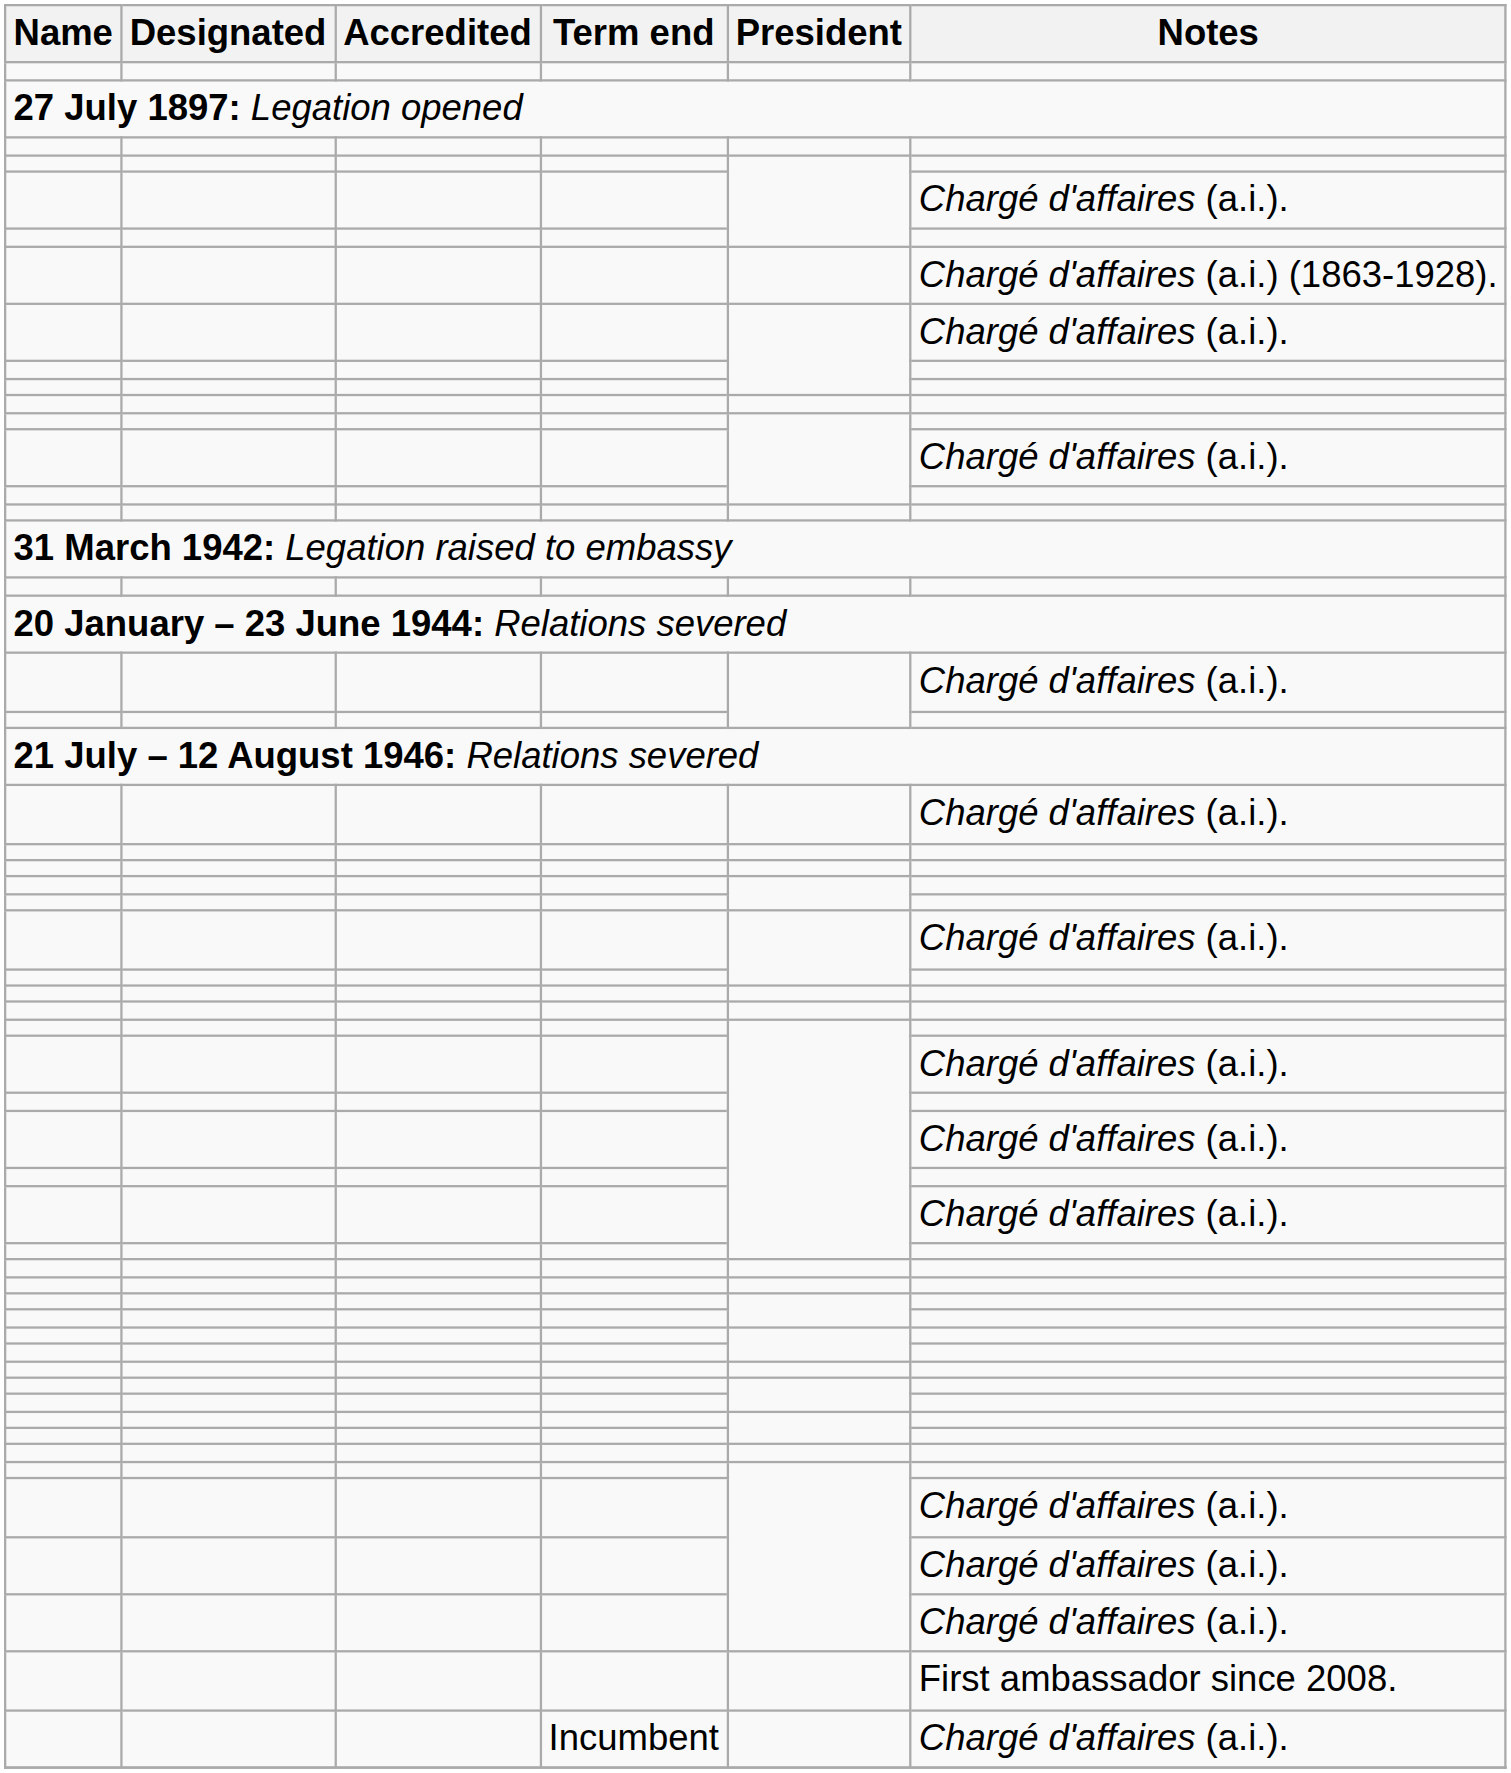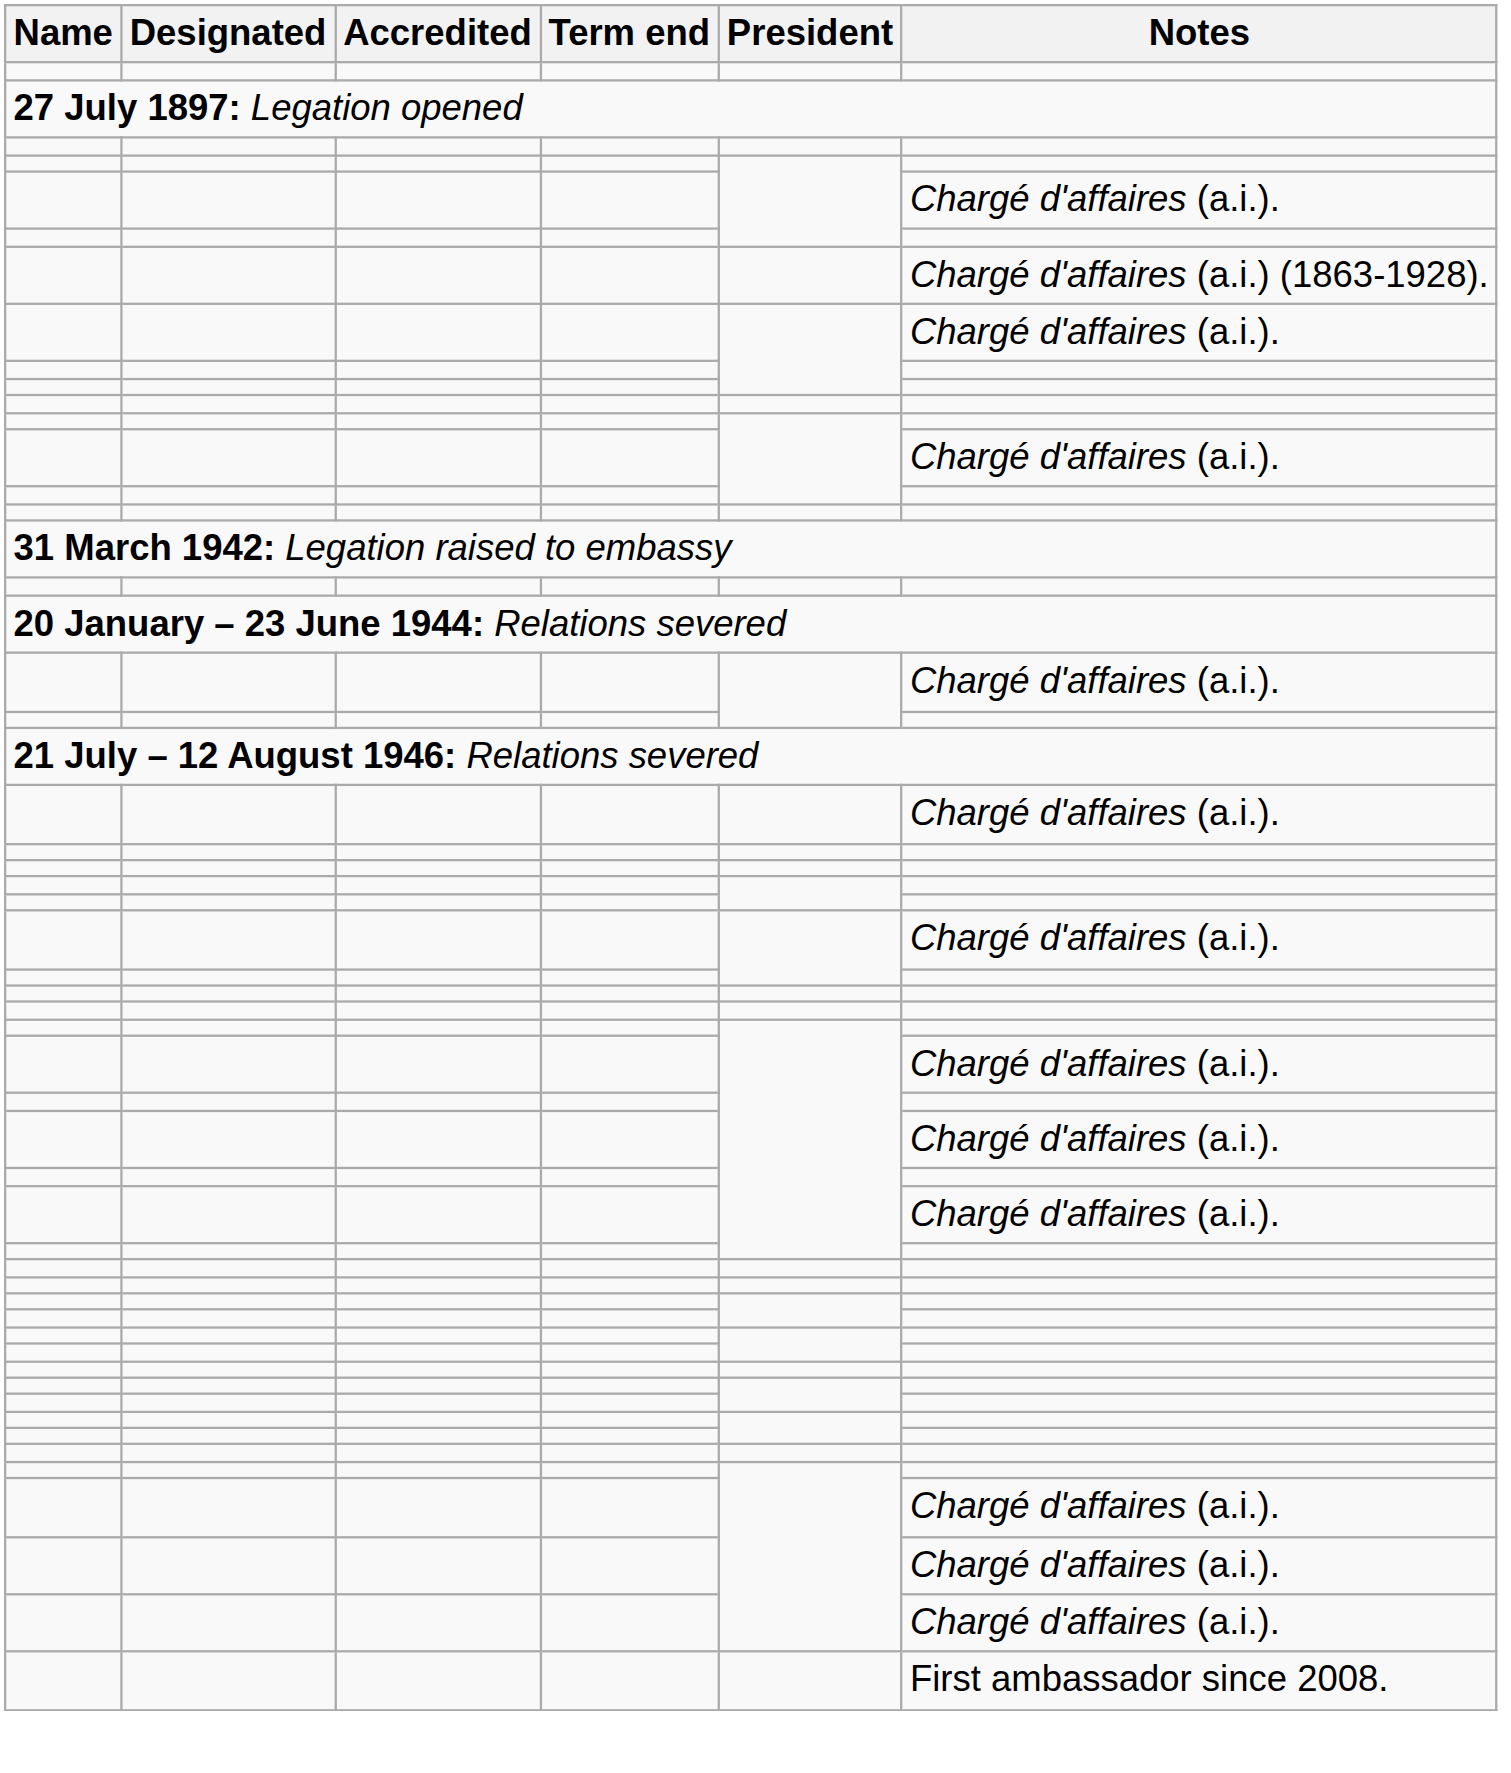- row: (63, 1739)
